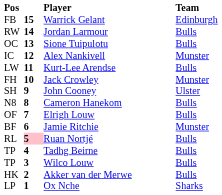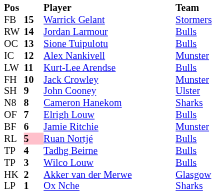(197, 19) Edinburgh -> (194, 19) Stormers
(186, 103) Bulls -> (189, 103) Sharks
(186, 174) Bulls -> (193, 174) Glasgow
